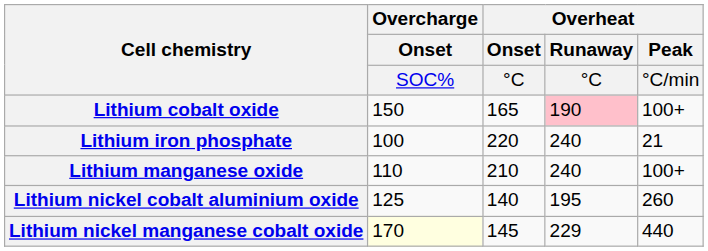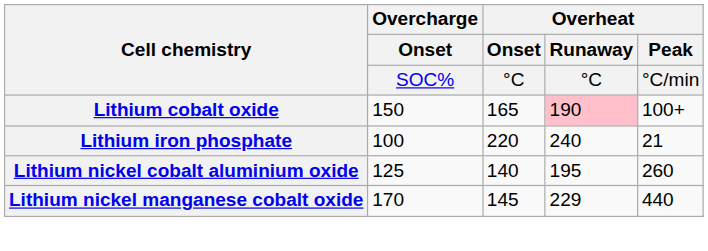- row: (186, 170)
(388, 230) lightyellow background -> (388, 200) no background
